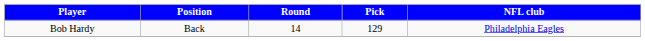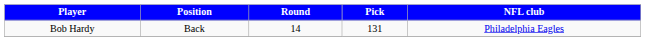(375, 28) 129 -> (375, 28) 131
